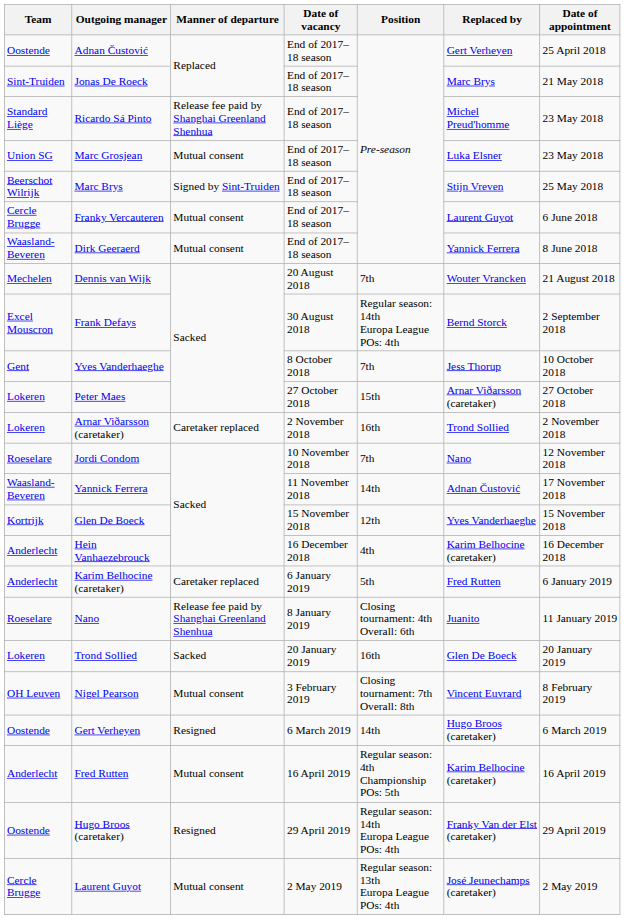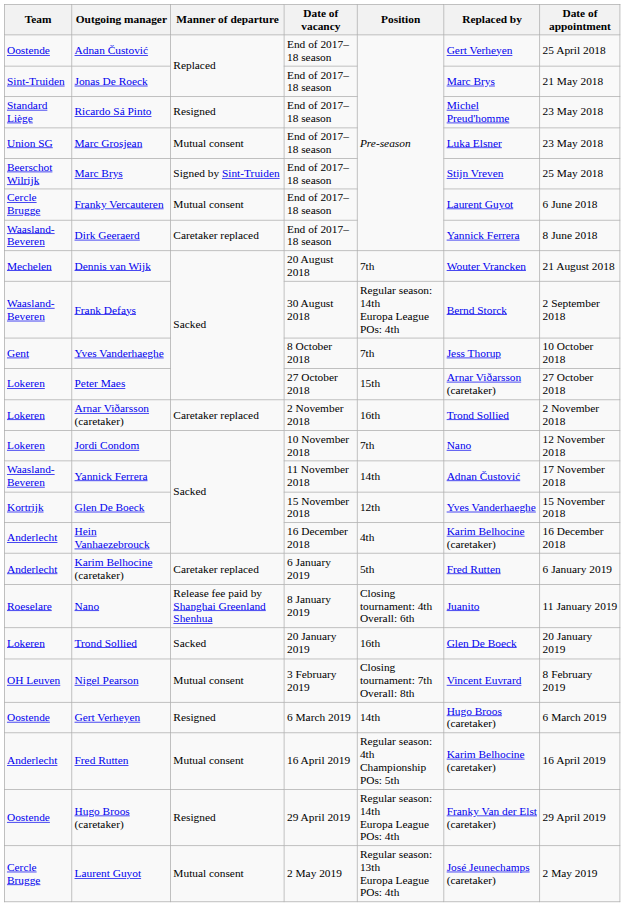(220, 118) Release fee paid by Shanghai Greenland Shenhua -> (195, 112) Resigned
(209, 248) Mutual consent -> (216, 235) Caretaker replaced
(30, 322) Excel Mouscron -> (31, 309) Waasland-Beveren
(29, 458) Roeselare -> (26, 445) Lokeren
